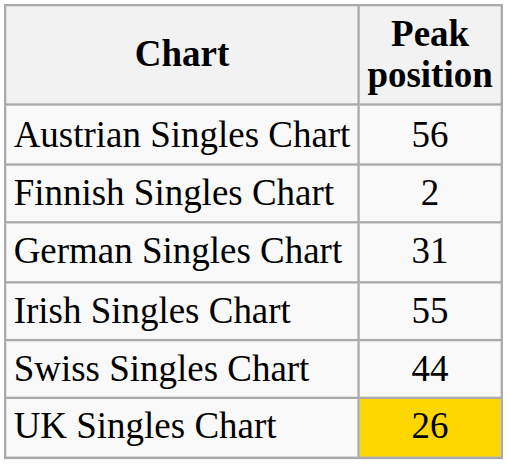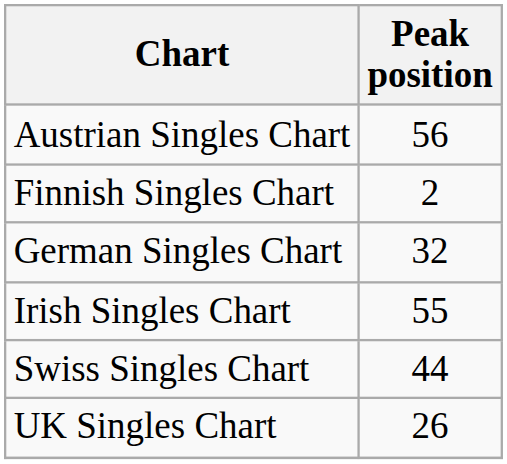(430, 251) 31 -> (430, 251) 32
(430, 427) gold background -> (430, 427) no background
